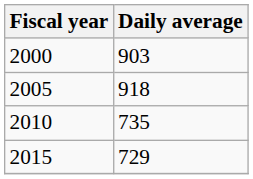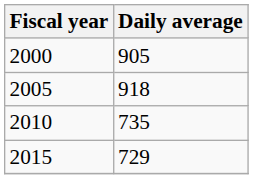(134, 55) 903 -> (134, 55) 905
